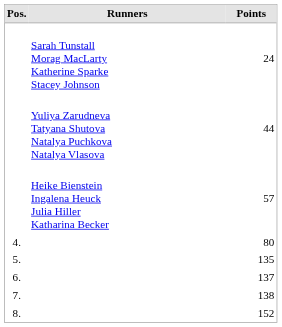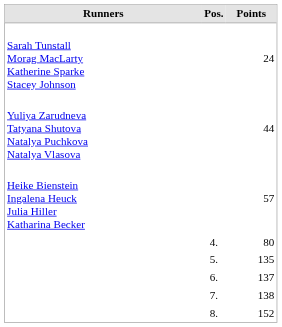columns swapped: (17, 13) <-> (127, 13)
